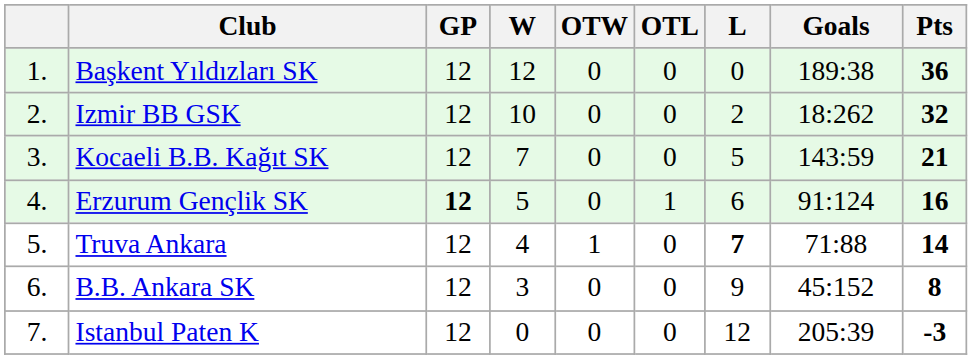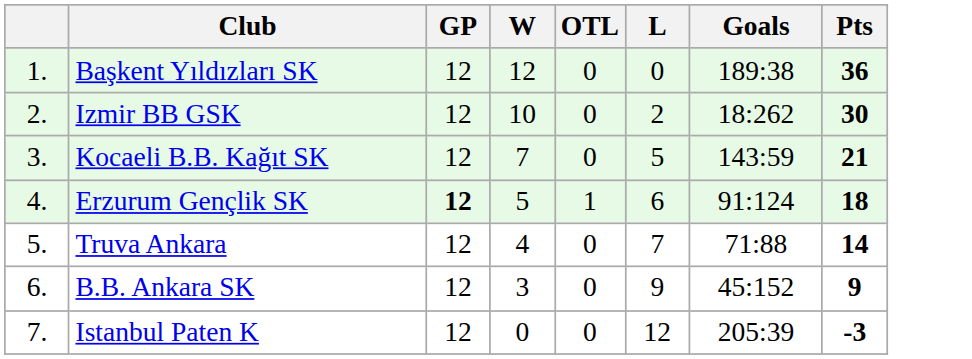- column: (594, 26)
(935, 113) 32 -> (855, 113) 30
(935, 200) 16 -> (855, 200) 18
(737, 244) bold -> (657, 244) normal
(935, 288) 8 -> (855, 288) 9
